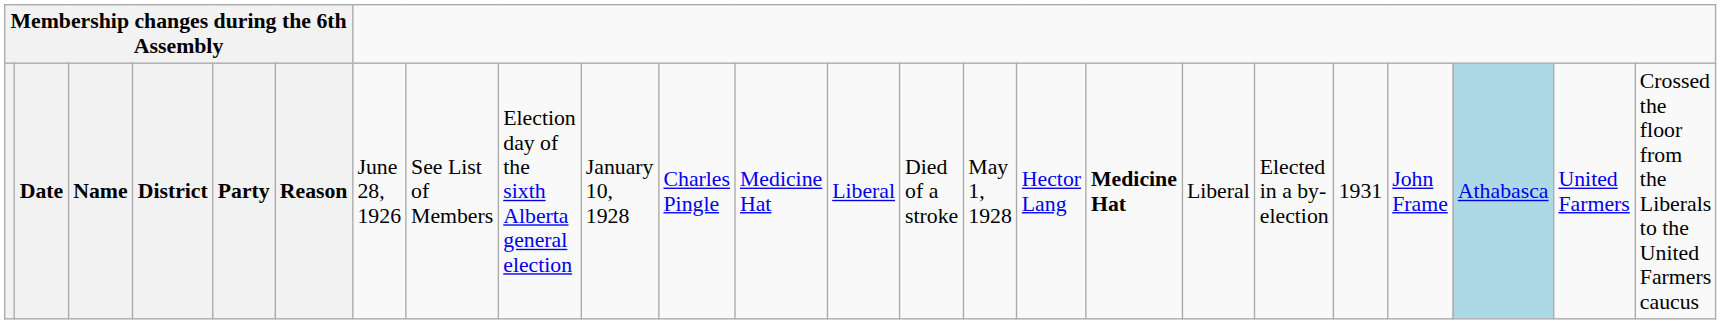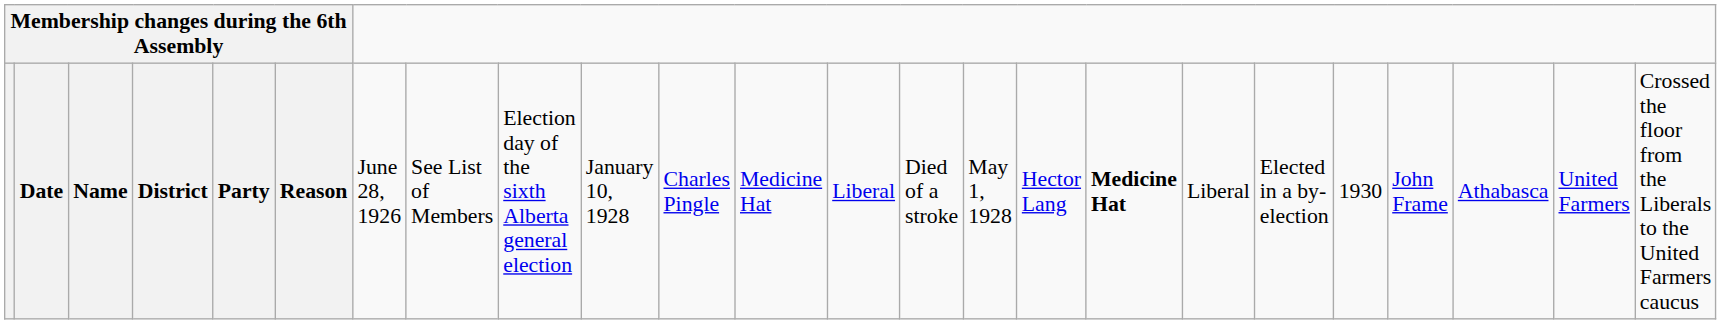(1360, 190) 1931 -> (1360, 190) 1930
(1503, 190) lightblue background -> (1503, 190) no background
